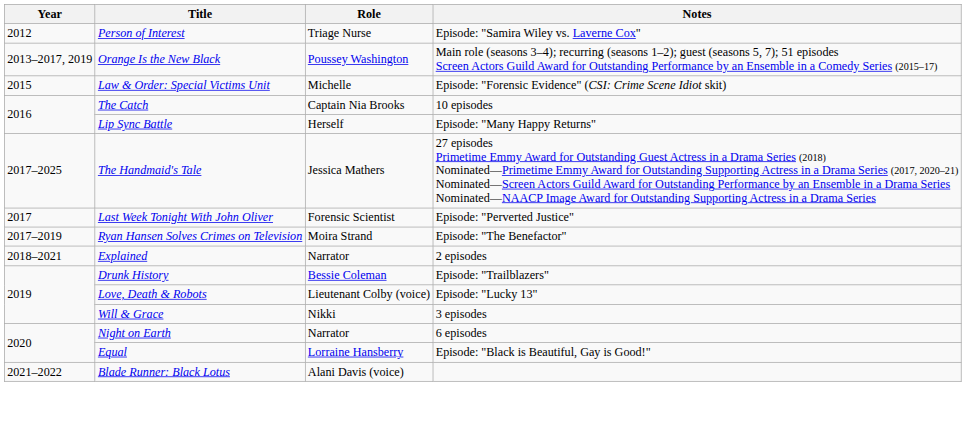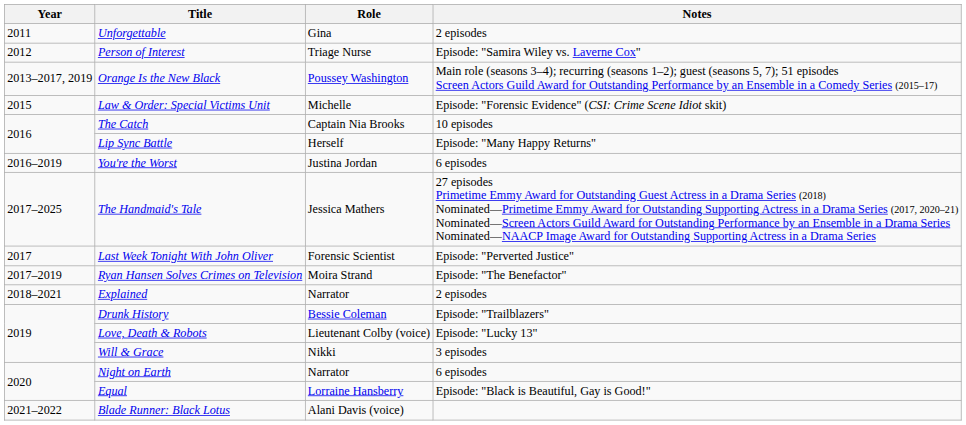+ row: (132, 33)
+ row: (137, 162)
